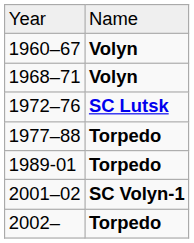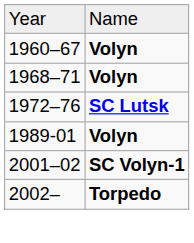- row: (45, 135)
(125, 164) Torpedo -> (113, 135) Volyn
